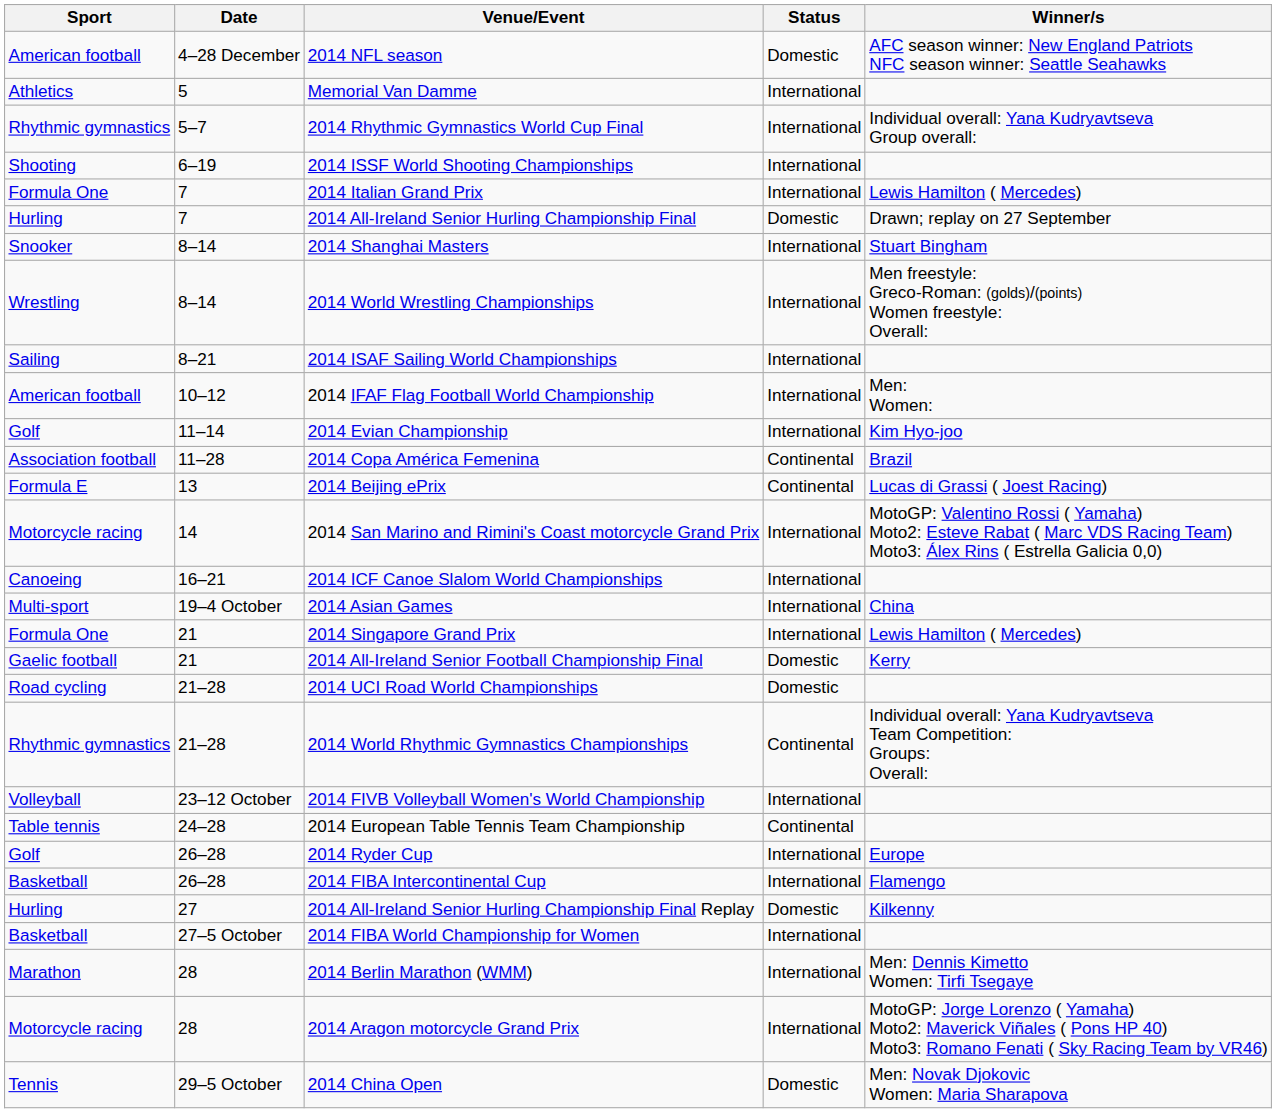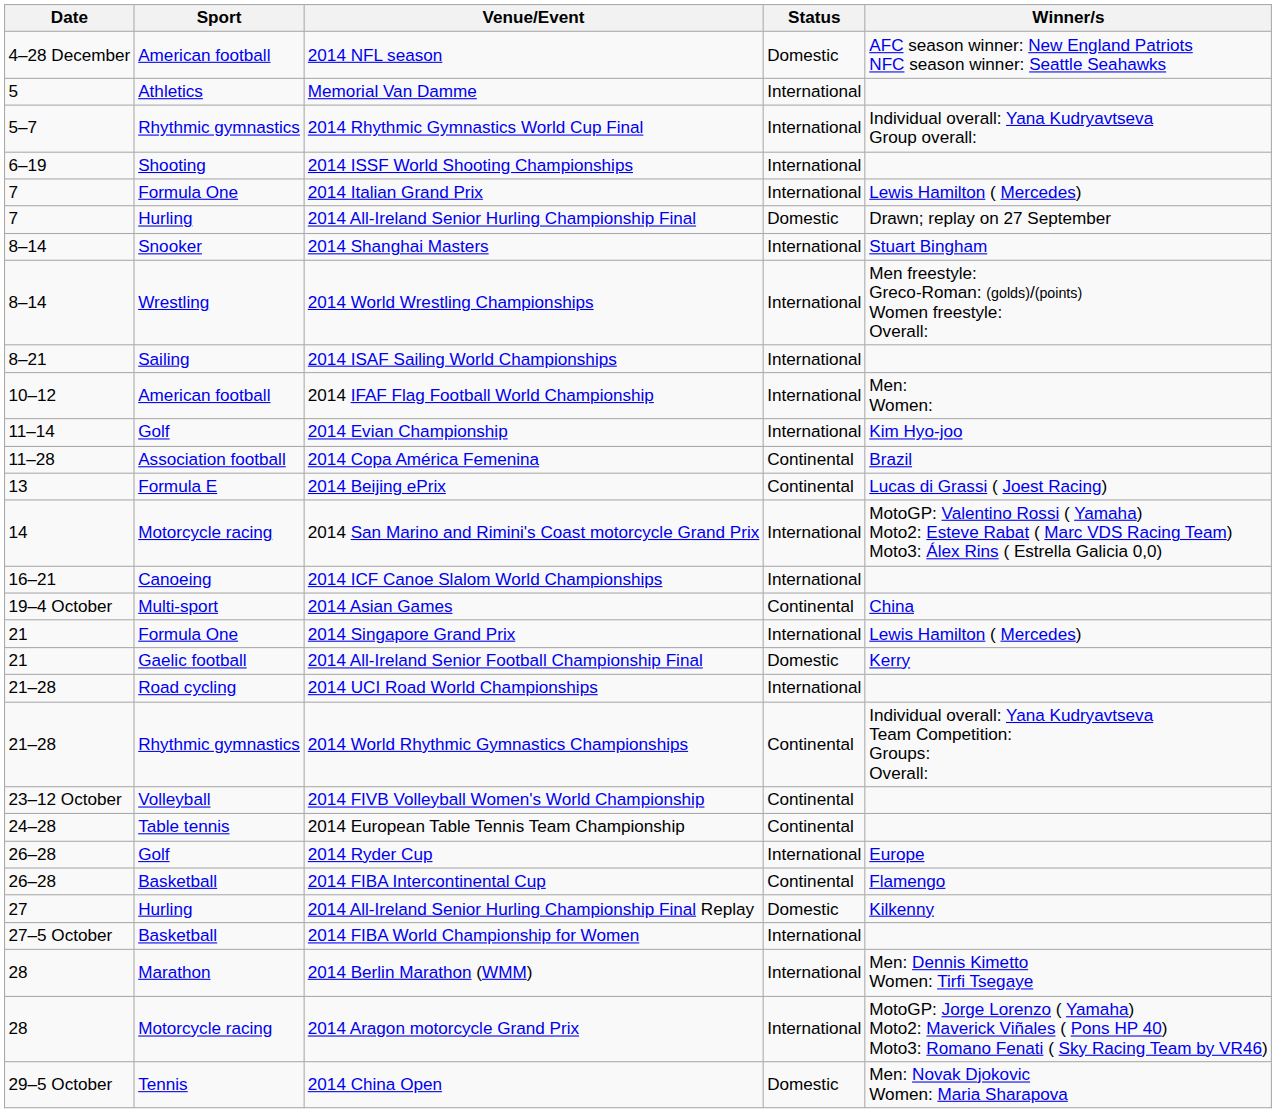columns swapped: (239, 18) <-> (89, 18)
(814, 606) International -> (810, 606) Continental
(803, 688) Domestic -> (814, 688) International
(814, 800) International -> (810, 800) Continental
(814, 881) International -> (810, 881) Continental
